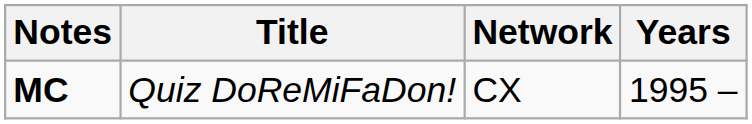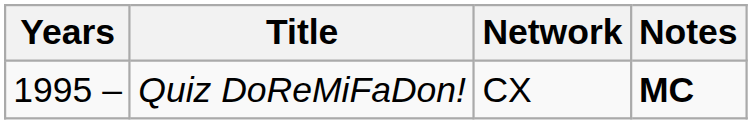columns swapped: (683, 32) <-> (63, 32)
